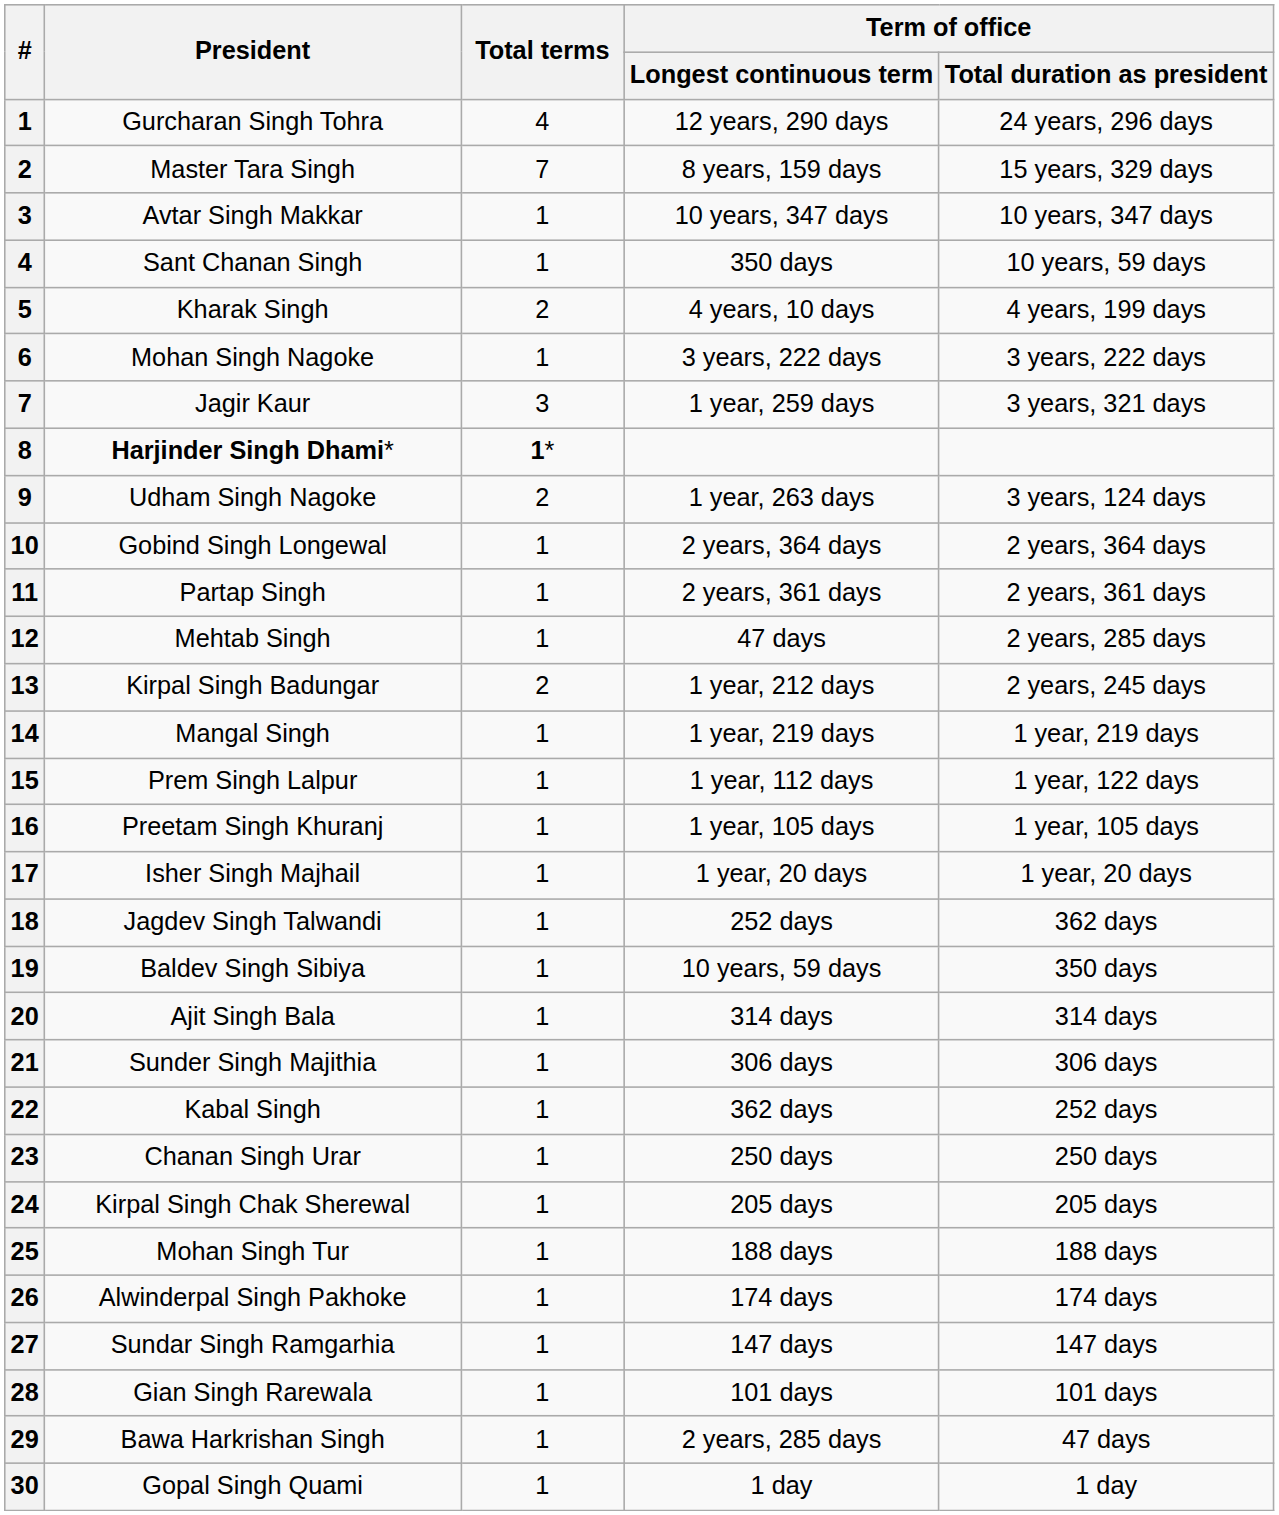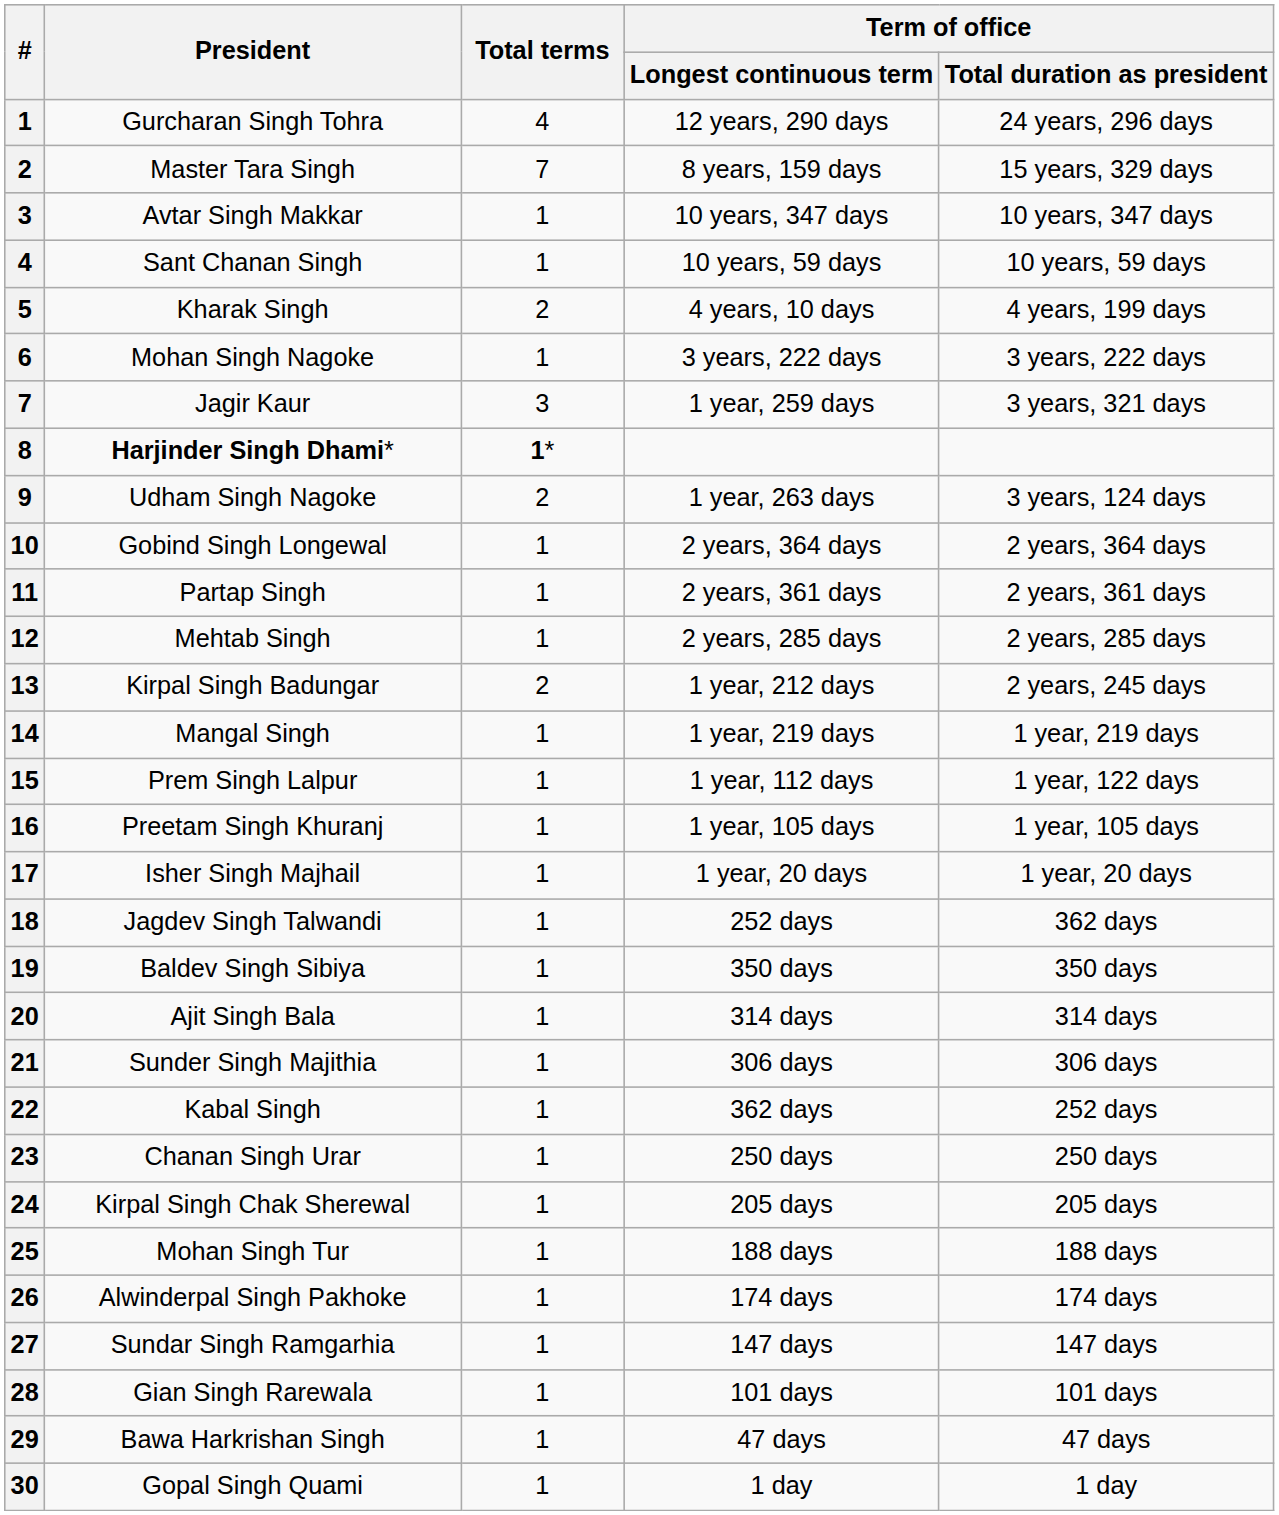(782, 262) 350 days -> (782, 262) 10 years, 59 days
(782, 639) 47 days -> (782, 639) 2 years, 285 days
(782, 968) 10 years, 59 days -> (782, 968) 350 days
(782, 1439) 2 years, 285 days -> (782, 1439) 47 days
